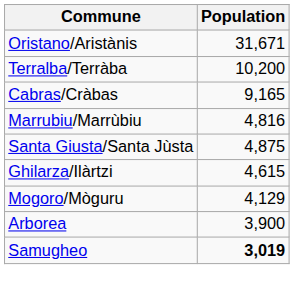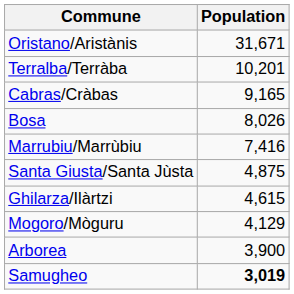(260, 69) 10,200 -> (260, 69) 10,201
+ row: (27, 120)
(265, 120) 4,816 -> (265, 146) 7,416
